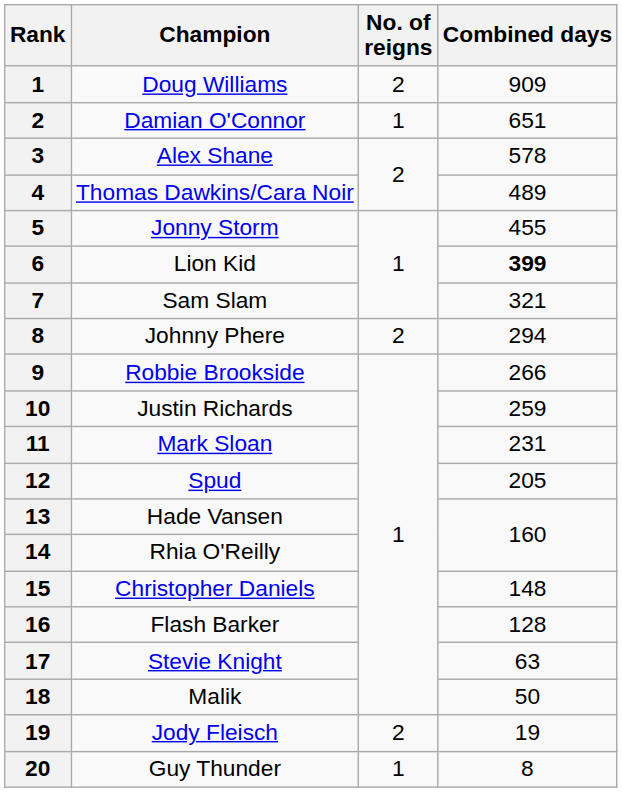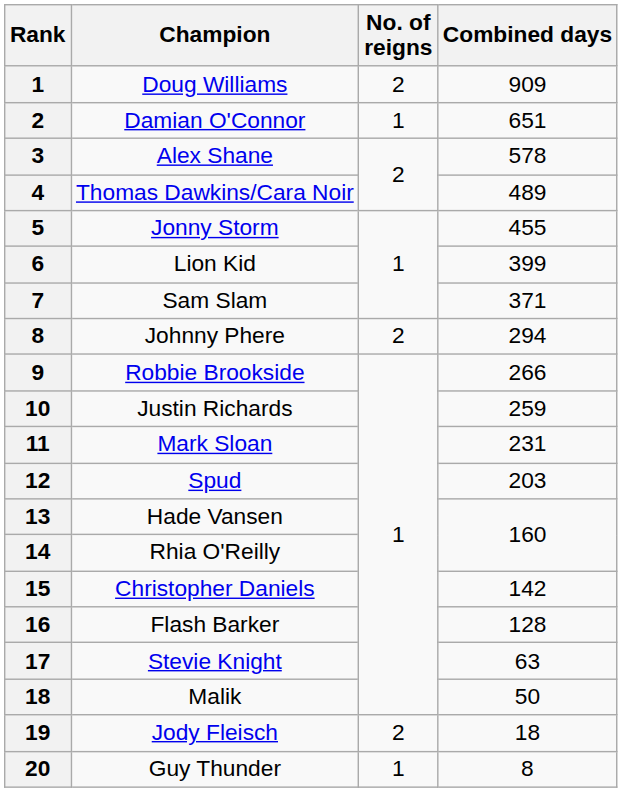(527, 264) bold -> (527, 264) normal
(527, 300) 321 -> (527, 300) 371
(527, 480) 205 -> (527, 480) 203
(527, 588) 148 -> (527, 588) 142
(527, 732) 19 -> (527, 732) 18
